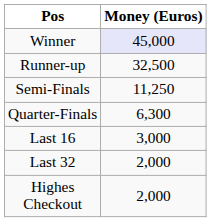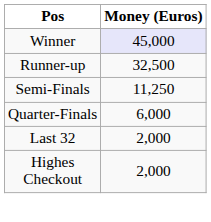(154, 114) 6,300 -> (154, 114) 6,000
- row: (53, 138)
